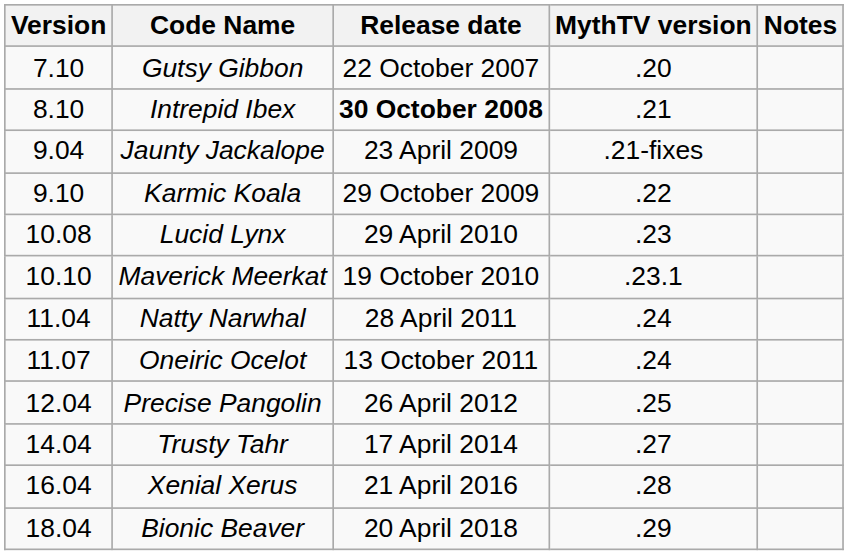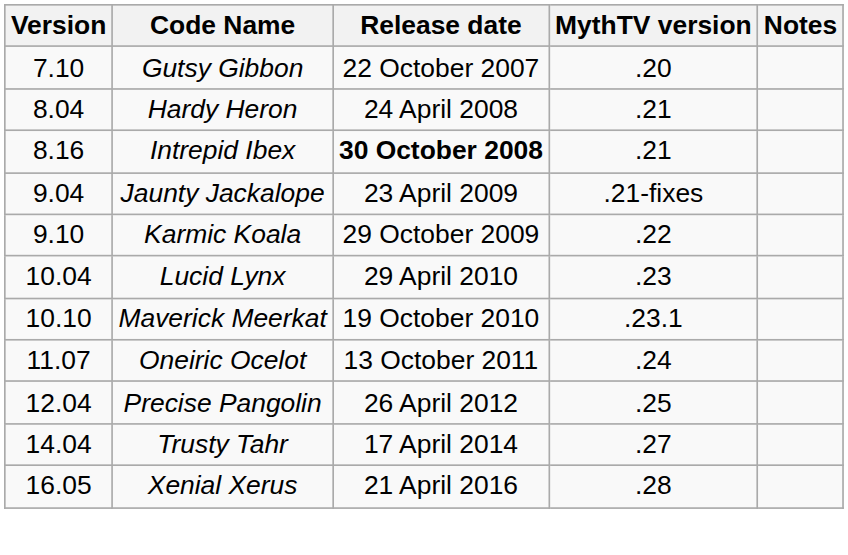+ row: (223, 109)
(59, 109) 8.10 -> (59, 151) 8.16
(59, 234) 10.08 -> (59, 276) 10.04
- row: (223, 318)
(59, 485) 16.04 -> (59, 485) 16.05
- row: (223, 527)
